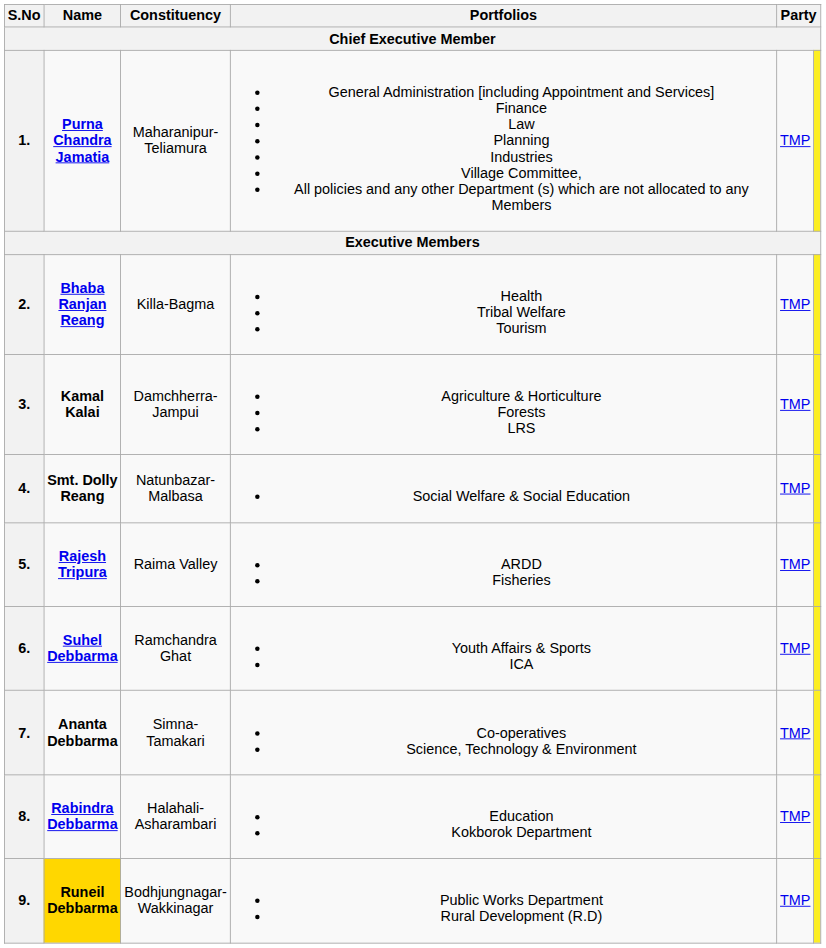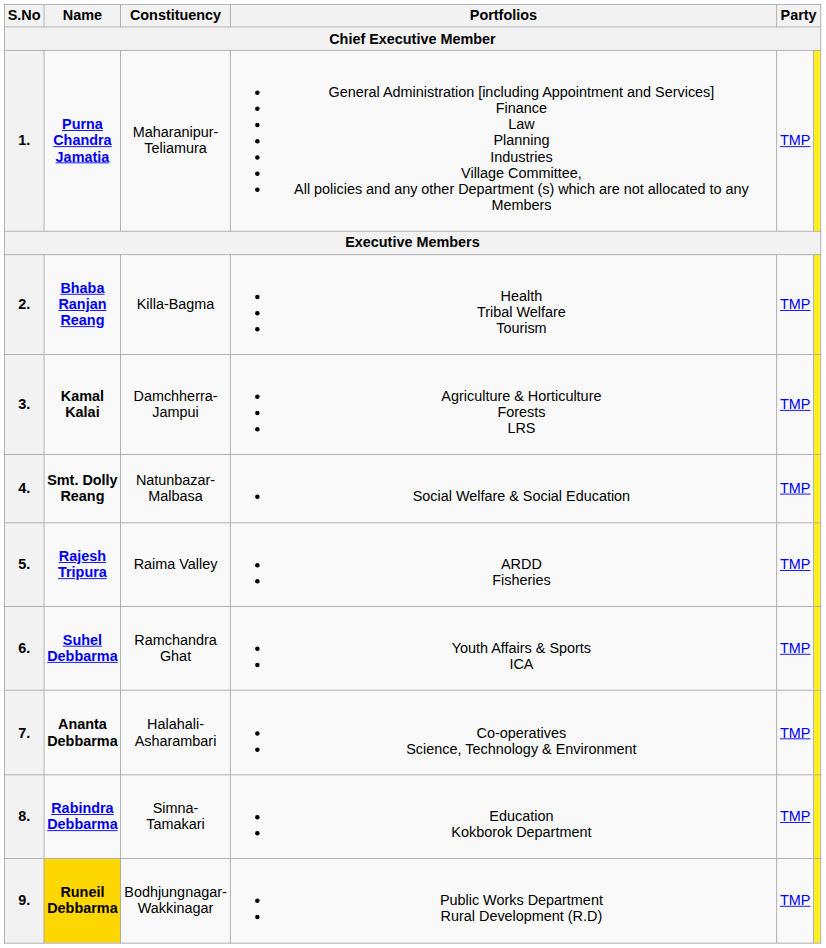(176, 732) Simna-Tamakari -> (176, 732) Halahali-Asharambari
(176, 816) Halahali-Asharambari -> (176, 816) Simna-Tamakari
